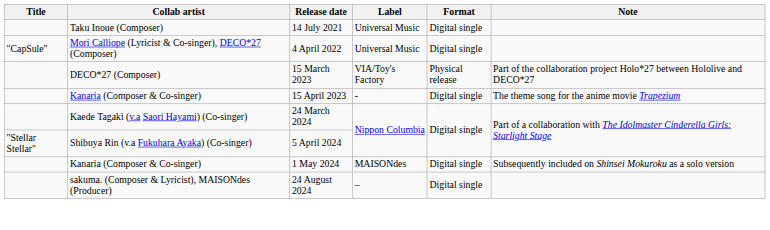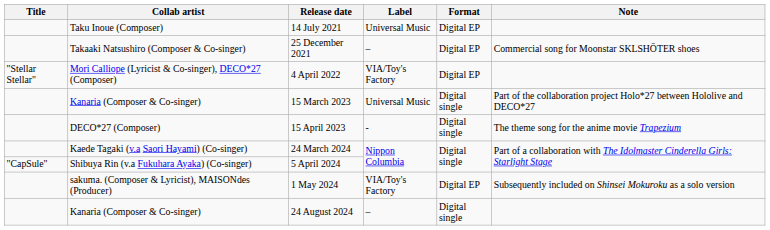(456, 27) Digital single -> (459, 27) Digital EP
+ row: (317, 48)
(27, 48) "CapSule" -> (21, 75) "Stellar Stellar"
(387, 48) Universal Music -> (386, 75) VIA/Toy's Factory
(456, 48) Digital single -> (459, 75) Digital EP
(115, 75) DECO*27 (Composer) -> (135, 101) Kanaria (Composer & Co-singer)
(375, 75) VIA/Toy's Factory -> (398, 101) Universal Music
(446, 75) Physical release -> (453, 101) Digital single
(135, 96) Kanaria (Composer & Co-singer) -> (115, 128) DECO*27 (Composer)
(21, 143) "Stellar Stellar" -> (27, 164) "CapSule"
(135, 164) Kanaria (Composer & Co-singer) -> (160, 185) sakuma. (Composer & Lyricist), MAISONdes (Producer)
(380, 164) MAISONdes -> (386, 185) VIA/Toy's Factory
(456, 164) Digital single -> (459, 185) Digital EP
(160, 185) sakuma. (Composer & Lyricist), MAISONdes (Producer) -> (135, 211) Kanaria (Composer & Co-singer)
